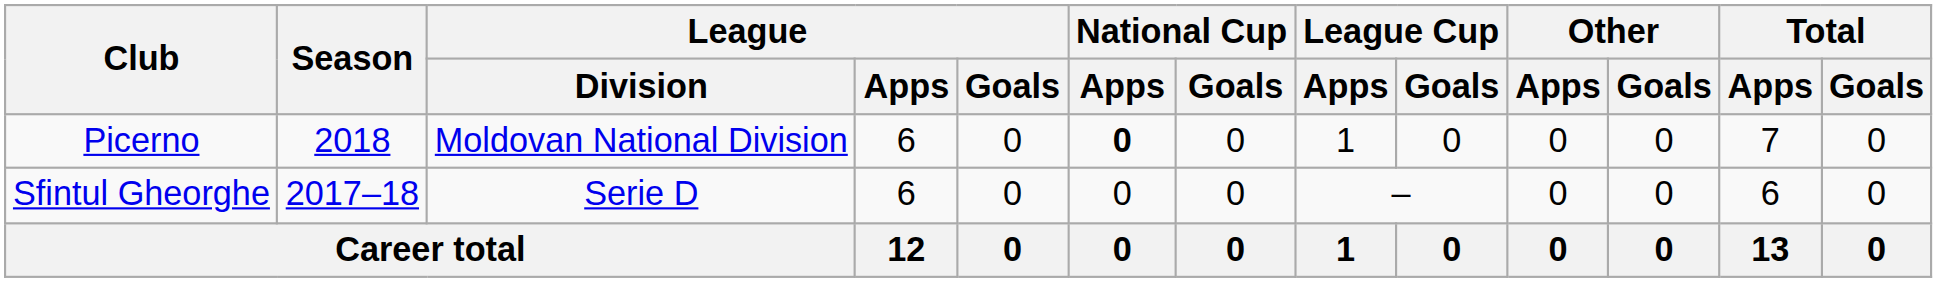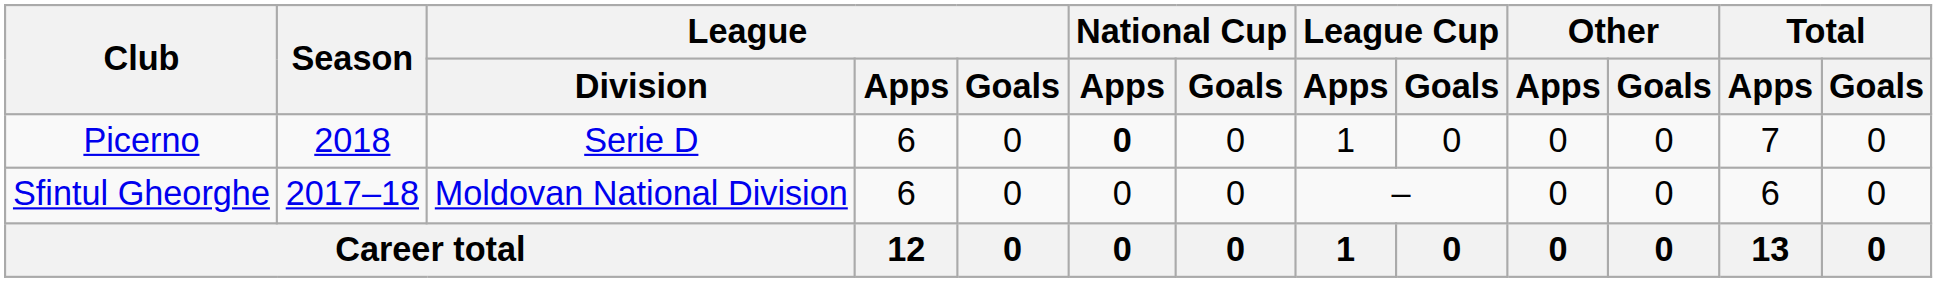(641, 140) Moldovan National Division -> (641, 140) Serie D
(641, 194) Serie D -> (641, 194) Moldovan National Division
